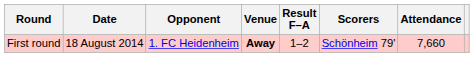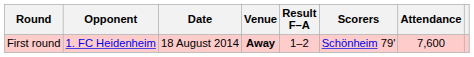columns swapped: (105, 19) <-> (194, 19)
(431, 43) 7,660 -> (431, 43) 7,600
